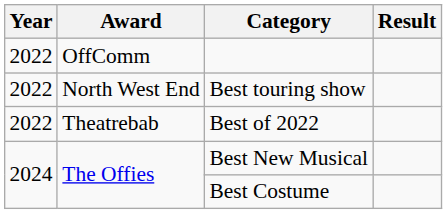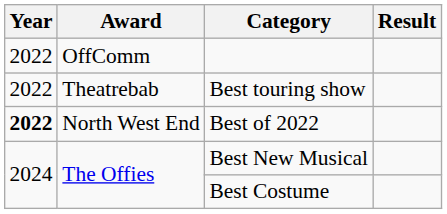(131, 89) North West End -> (111, 89) Theatrebab
(31, 123) normal -> (31, 123) bold
(111, 123) Theatrebab -> (131, 123) North West End
